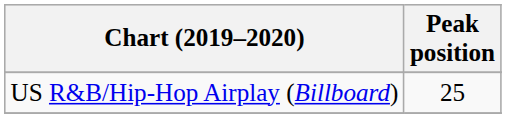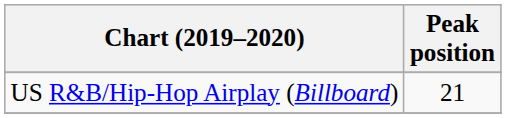(452, 92) 25 -> (452, 92) 21
